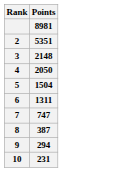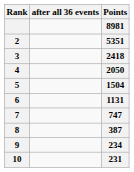+ column: (65, 11)
(44, 55) 2148 -> (115, 55) 2418
(44, 100) 1311 -> (115, 100) 1131
(44, 144) 294 -> (115, 144) 234
